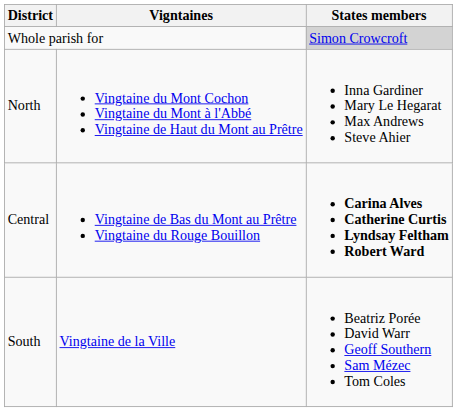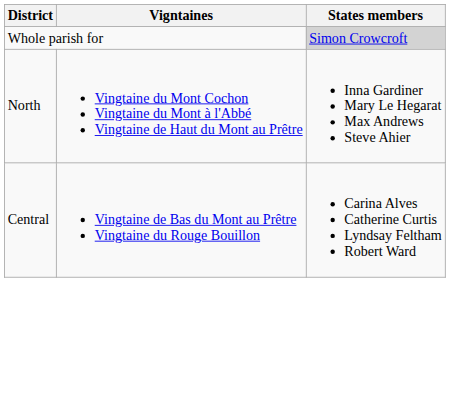(379, 228) bold -> (375, 228) normal
- row: (24, 341)
